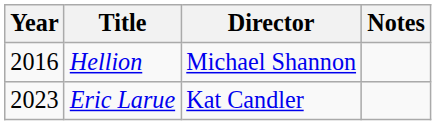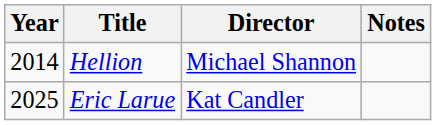(34, 61) 2016 -> (34, 61) 2014
(34, 100) 2023 -> (34, 100) 2025
